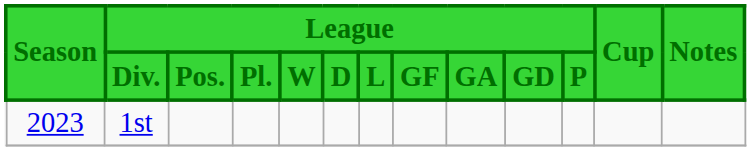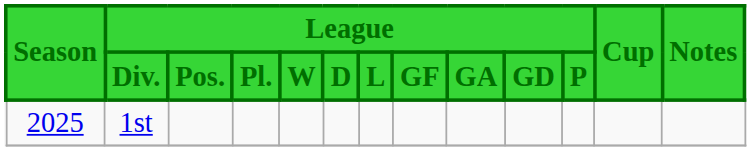(55, 122) 2023 -> (55, 122) 2025
